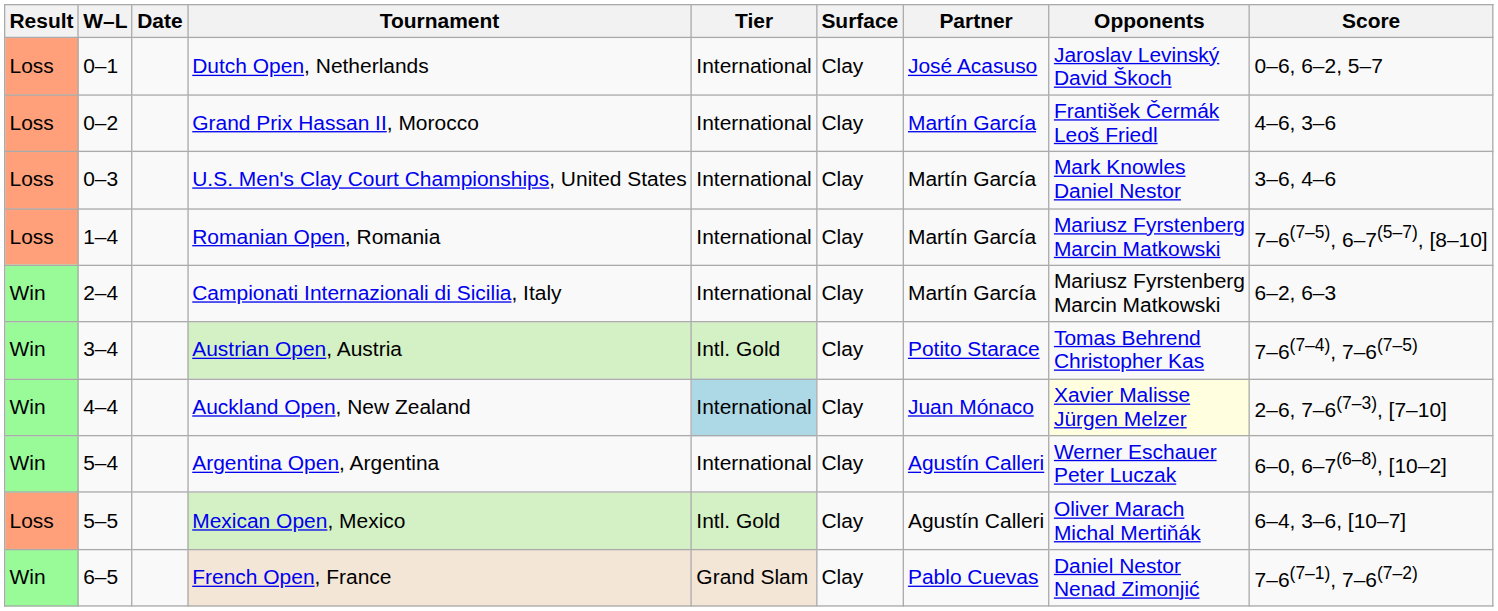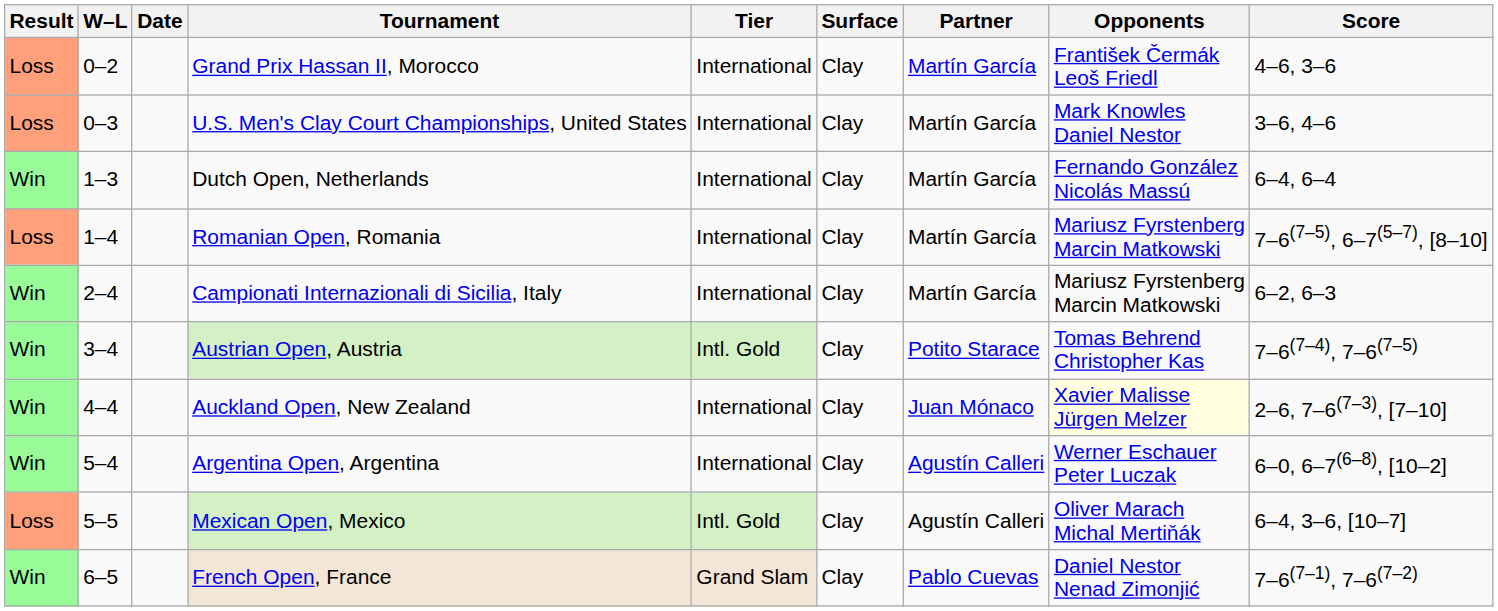- row: (101, 66)
+ row: (101, 179)
(754, 407) lightblue background -> (754, 407) no background
